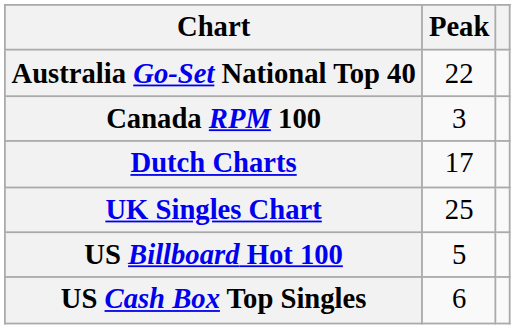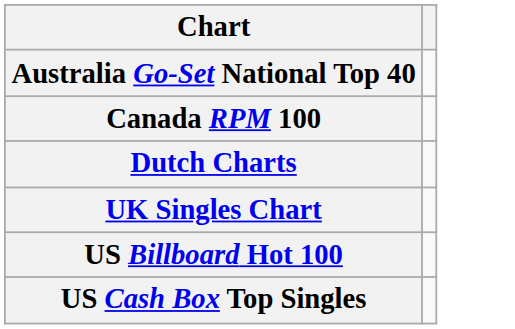- column: (459, 27)
